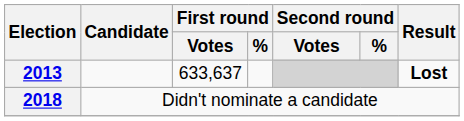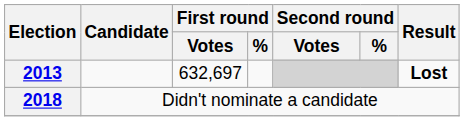(210, 73) 633,637 -> (210, 73) 632,697
